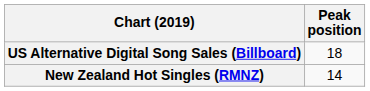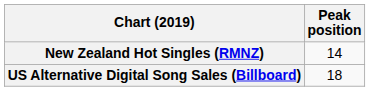rows swapped: (154, 75) <-> (154, 53)
